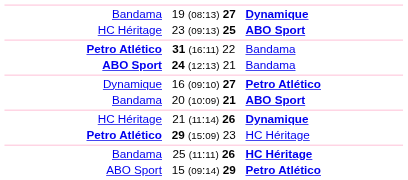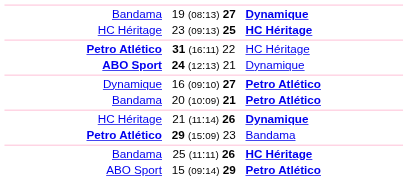(275, 30) ABO Sport -> (279, 30) HC Héritage
(270, 49) Bandama -> (278, 49) HC Héritage
(270, 65) Bandama -> (275, 65) Dynamique
(275, 100) ABO Sport -> (283, 100) Petro Atlético
(278, 135) HC Héritage -> (270, 135) Bandama
